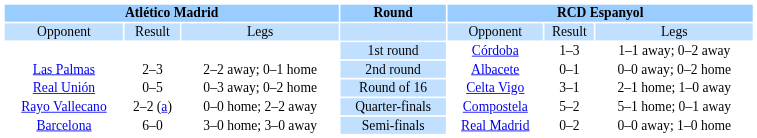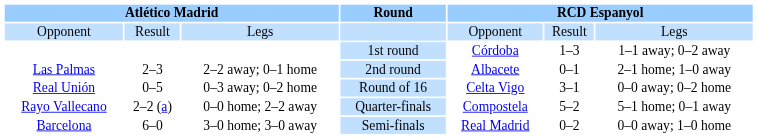(674, 69) 0–0 away; 0–2 home -> (674, 69) 2–1 home; 1–0 away
(674, 88) 2–1 home; 1–0 away -> (674, 88) 0–0 away; 0–2 home
